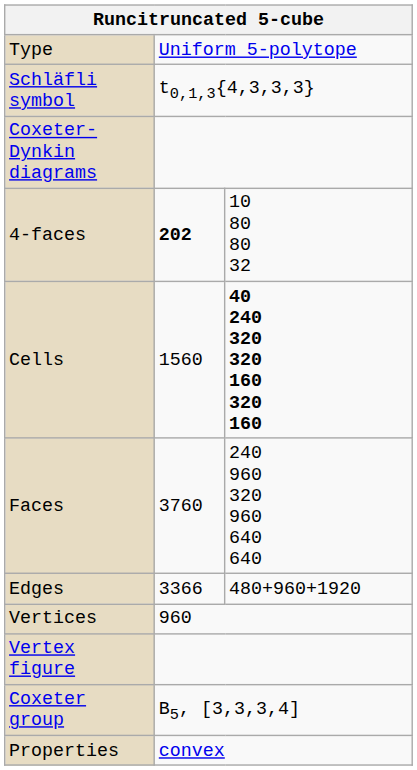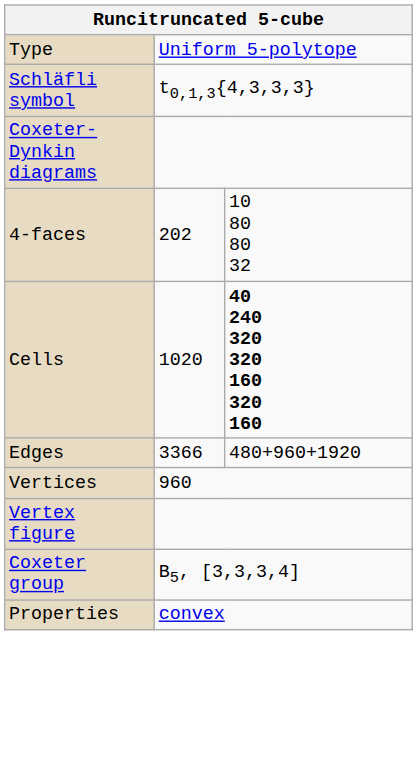(175, 235) bold -> (175, 235) normal
(181, 360) 1560 -> (181, 360) 1020
- row: (37, 506)
